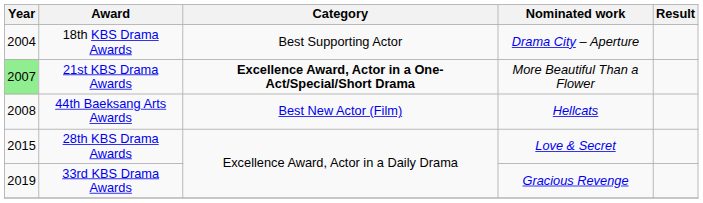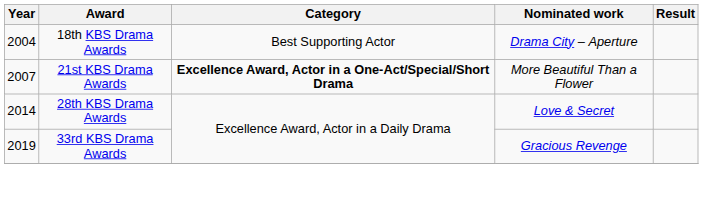(22, 76) lightgreen background -> (22, 76) no background
- row: (111, 111)
(22, 146) 2015 -> (22, 111) 2014
